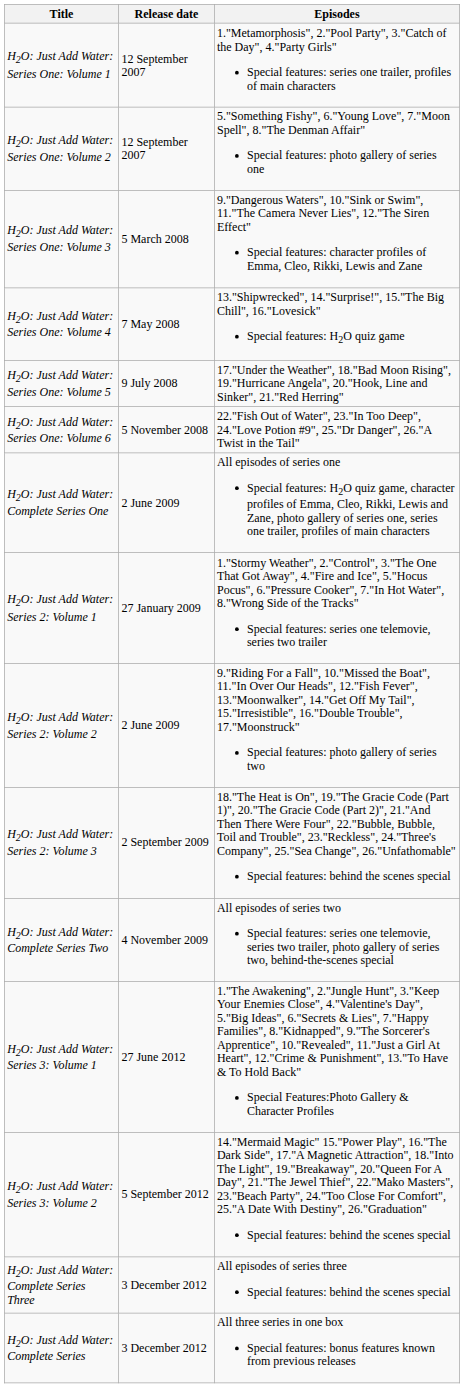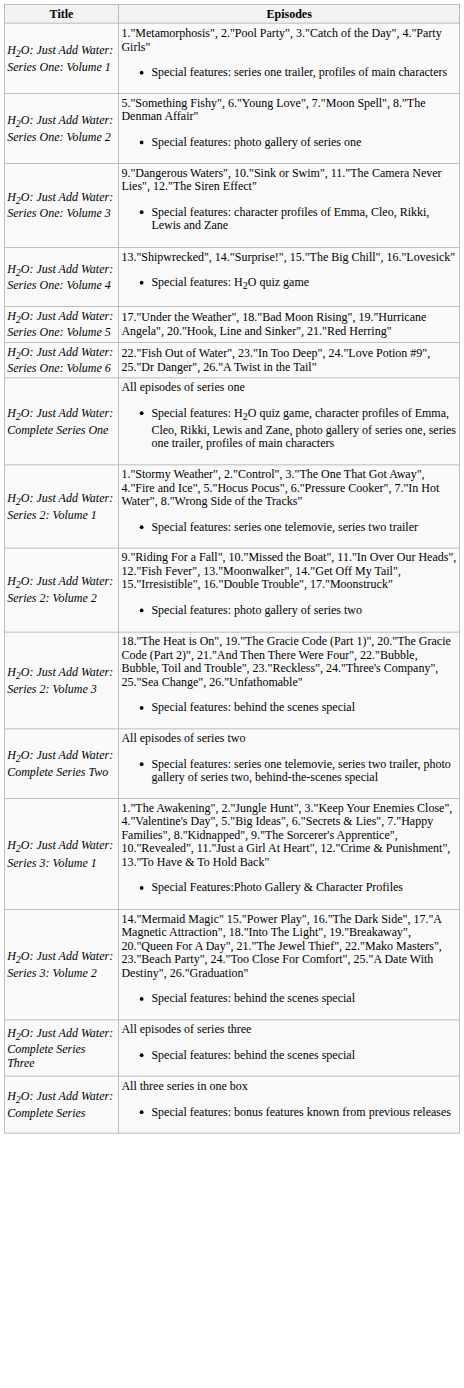- column: (166, 14)
